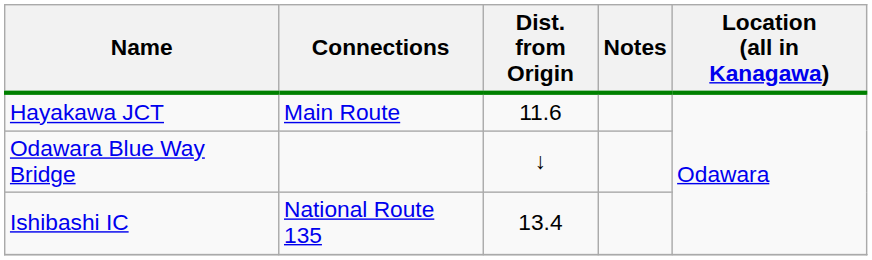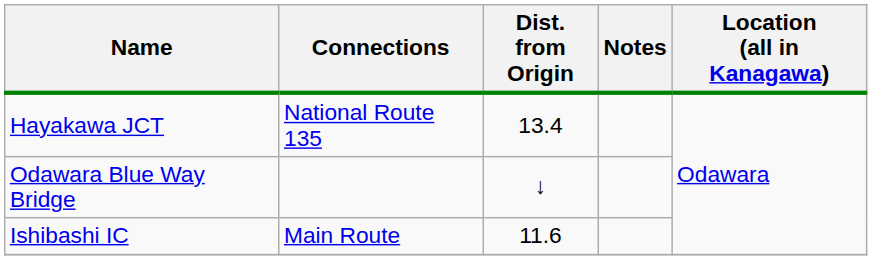(342, 112) Main Route -> (359, 125) National Route 135
(540, 112) 11.6 -> (540, 125) 13.4
(359, 222) National Route 135 -> (342, 235) Main Route
(540, 222) 13.4 -> (540, 235) 11.6
